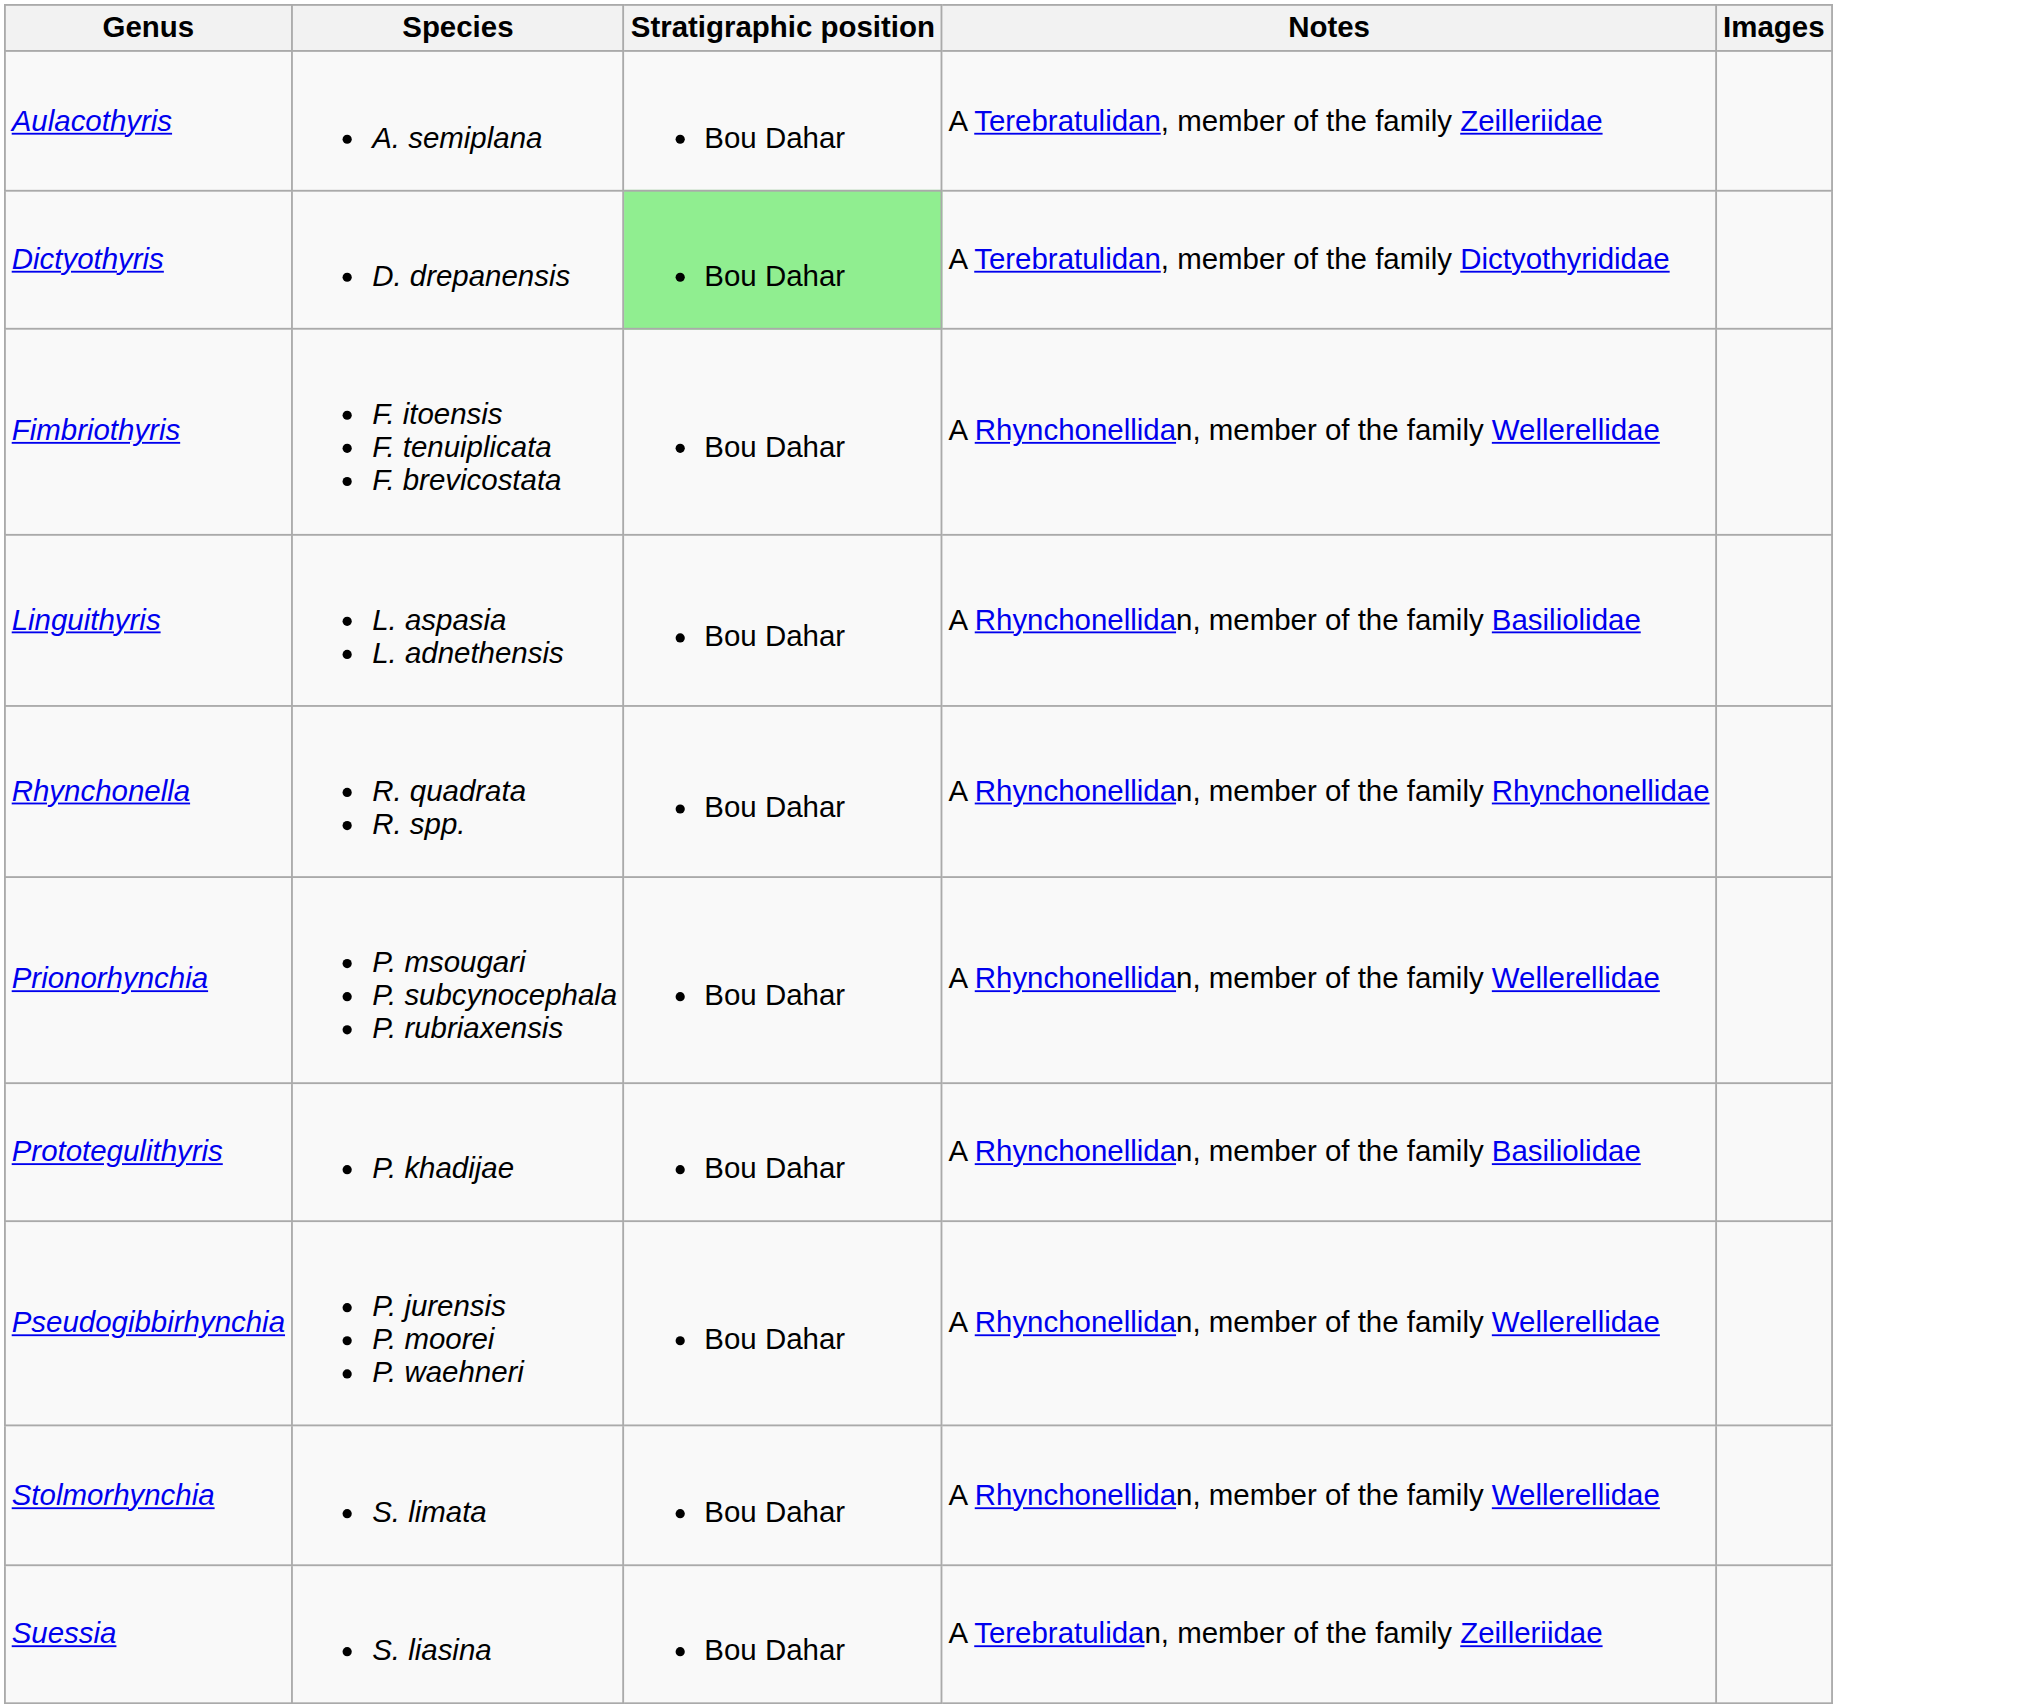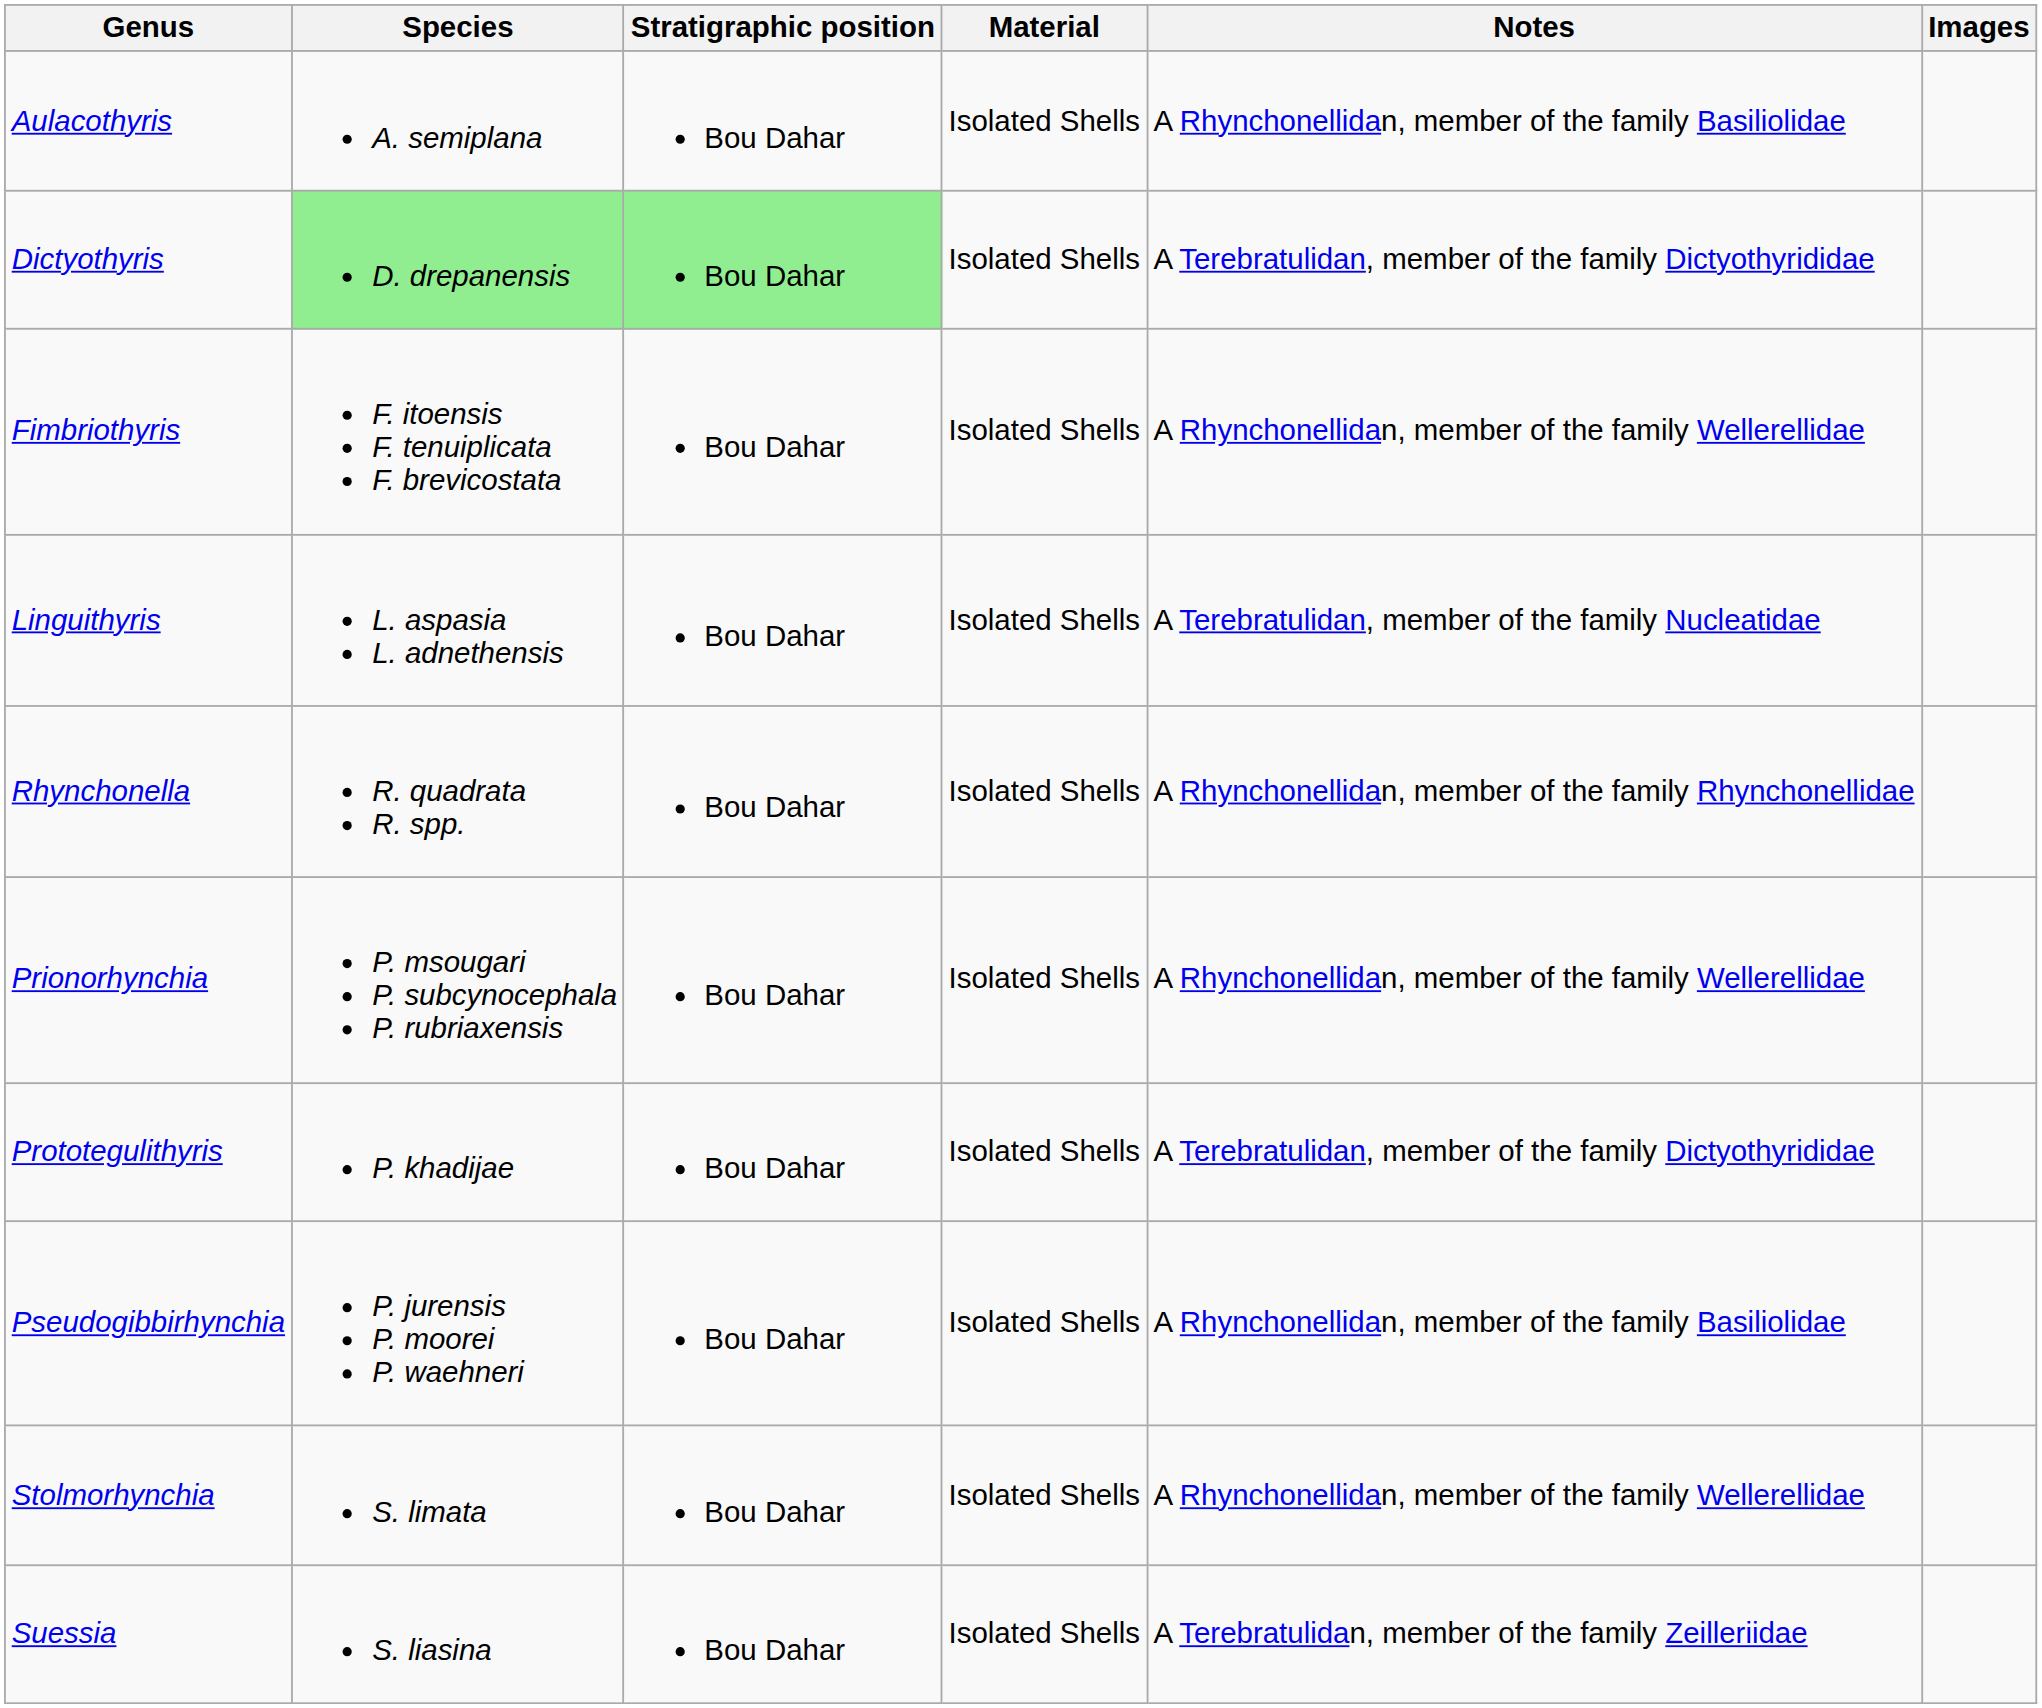+ column: (1044, 27)
(1276, 120) A Terebratulidan, member of the family Zeilleriidae -> (1500, 120) A Rhynchonellidan, member of the family Basiliolidae
(458, 276) no background -> (458, 276) lightgreen background
(1295, 619) A Rhynchonellidan, member of the family Basiliolidae -> (1487, 619) A Terebratulidan, member of the family Nucleatidae
(1295, 1151) A Rhynchonellidan, member of the family Basiliolidae -> (1514, 1151) A Terebratulidan, member of the family Dictyothyrididae
(1304, 1323) A Rhynchonellidan, member of the family Wellerellidae -> (1500, 1323) A Rhynchonellidan, member of the family Basiliolidae
